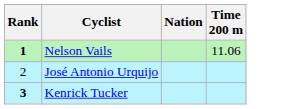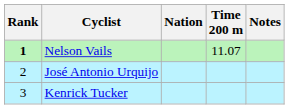+ column: (265, 22)
(226, 51) 11.06 -> (226, 51) 11.07
(23, 93) bold -> (23, 93) normal
